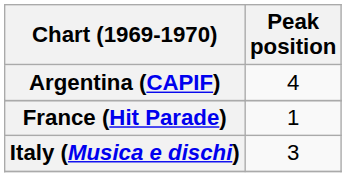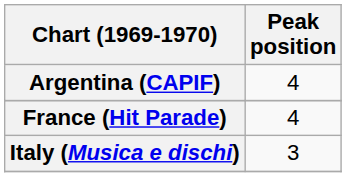(293, 117) 1 -> (293, 117) 4
